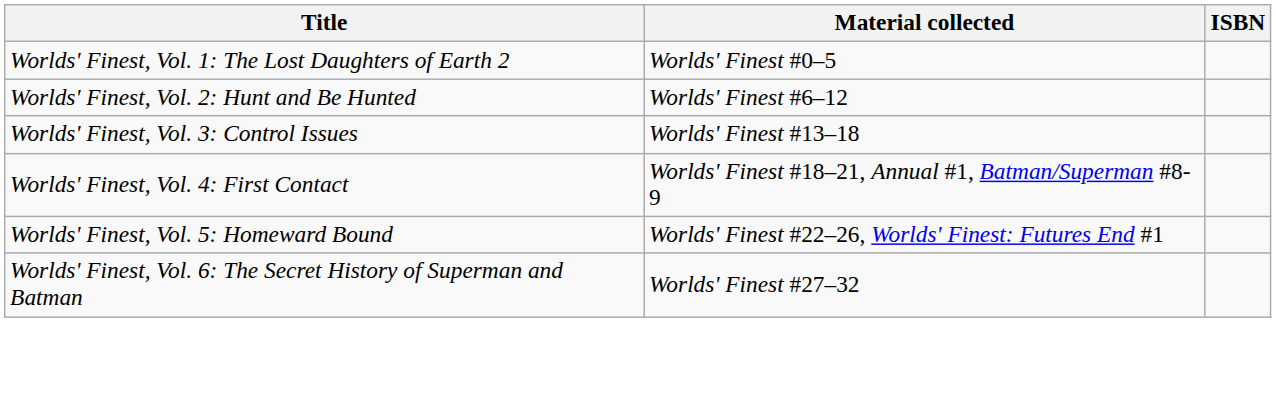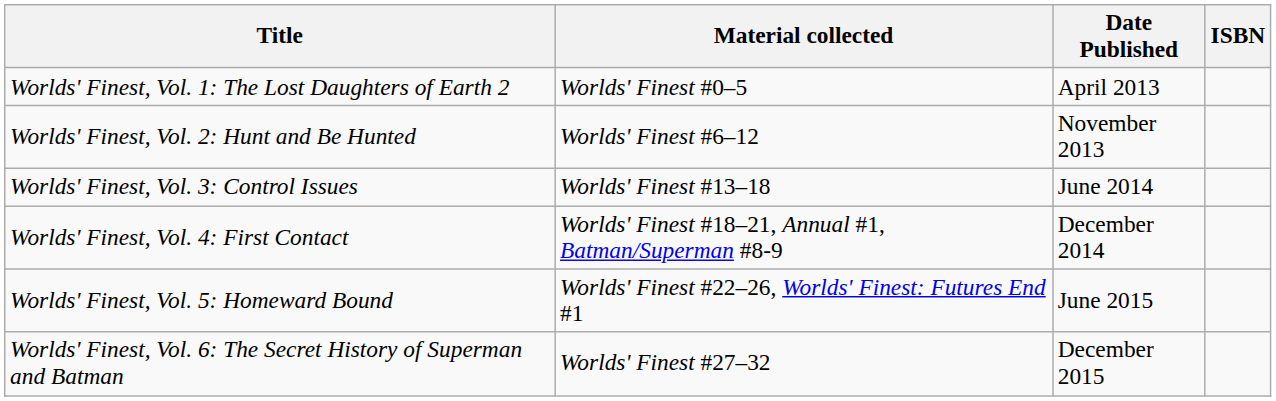+ column: (1129, 36)
